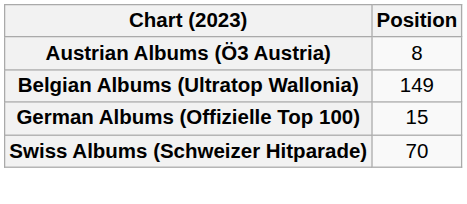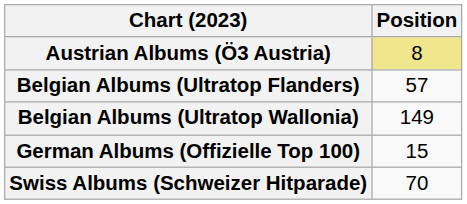(417, 53) no background -> (417, 53) khaki background
+ row: (188, 85)
